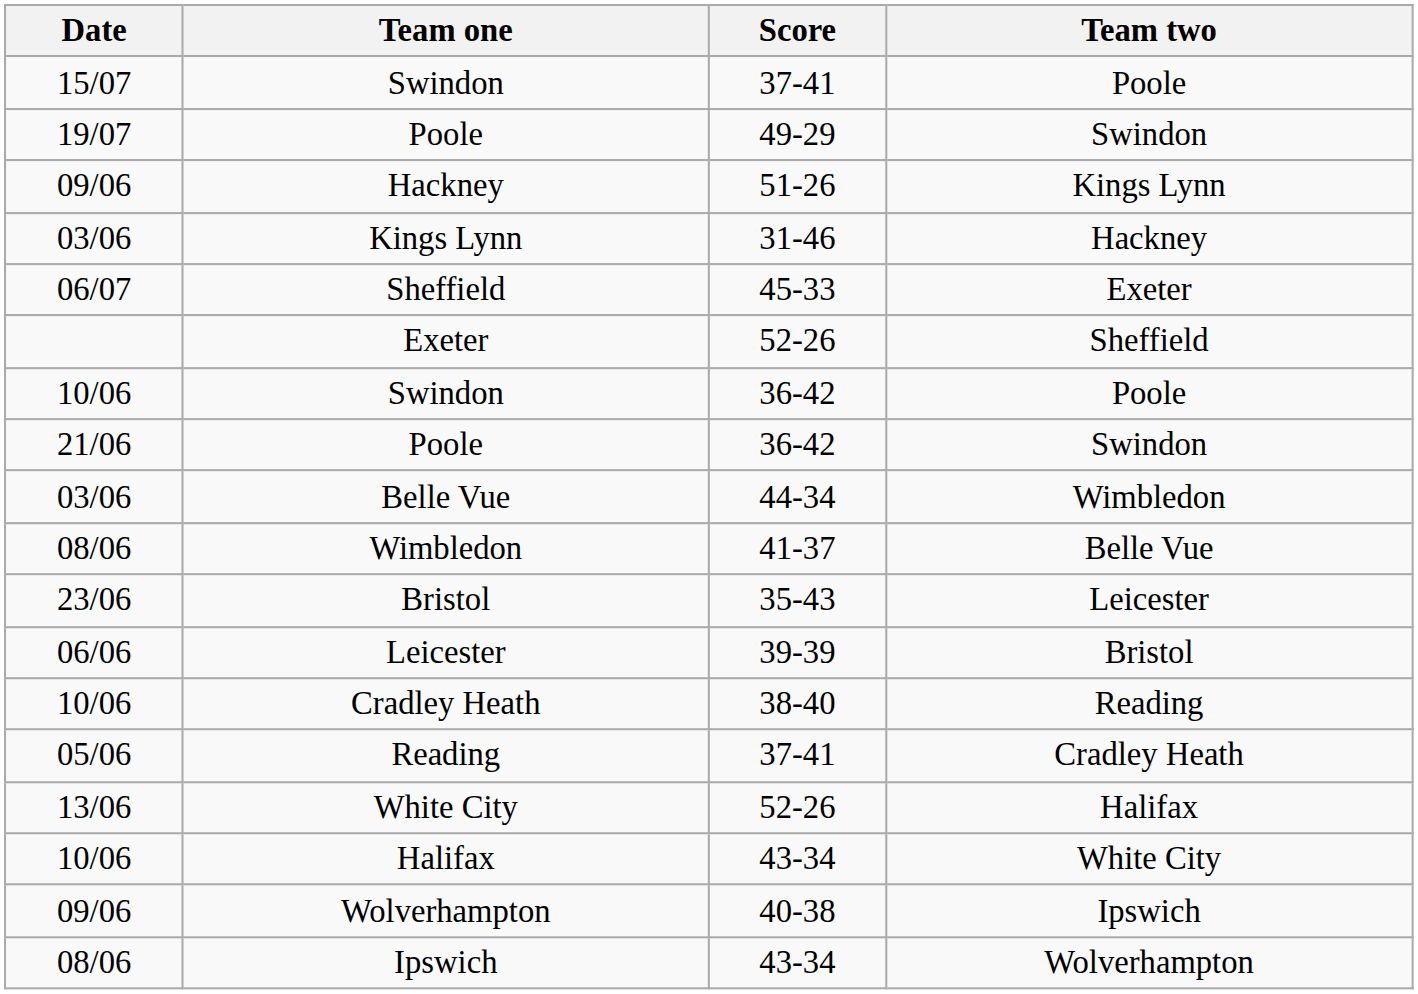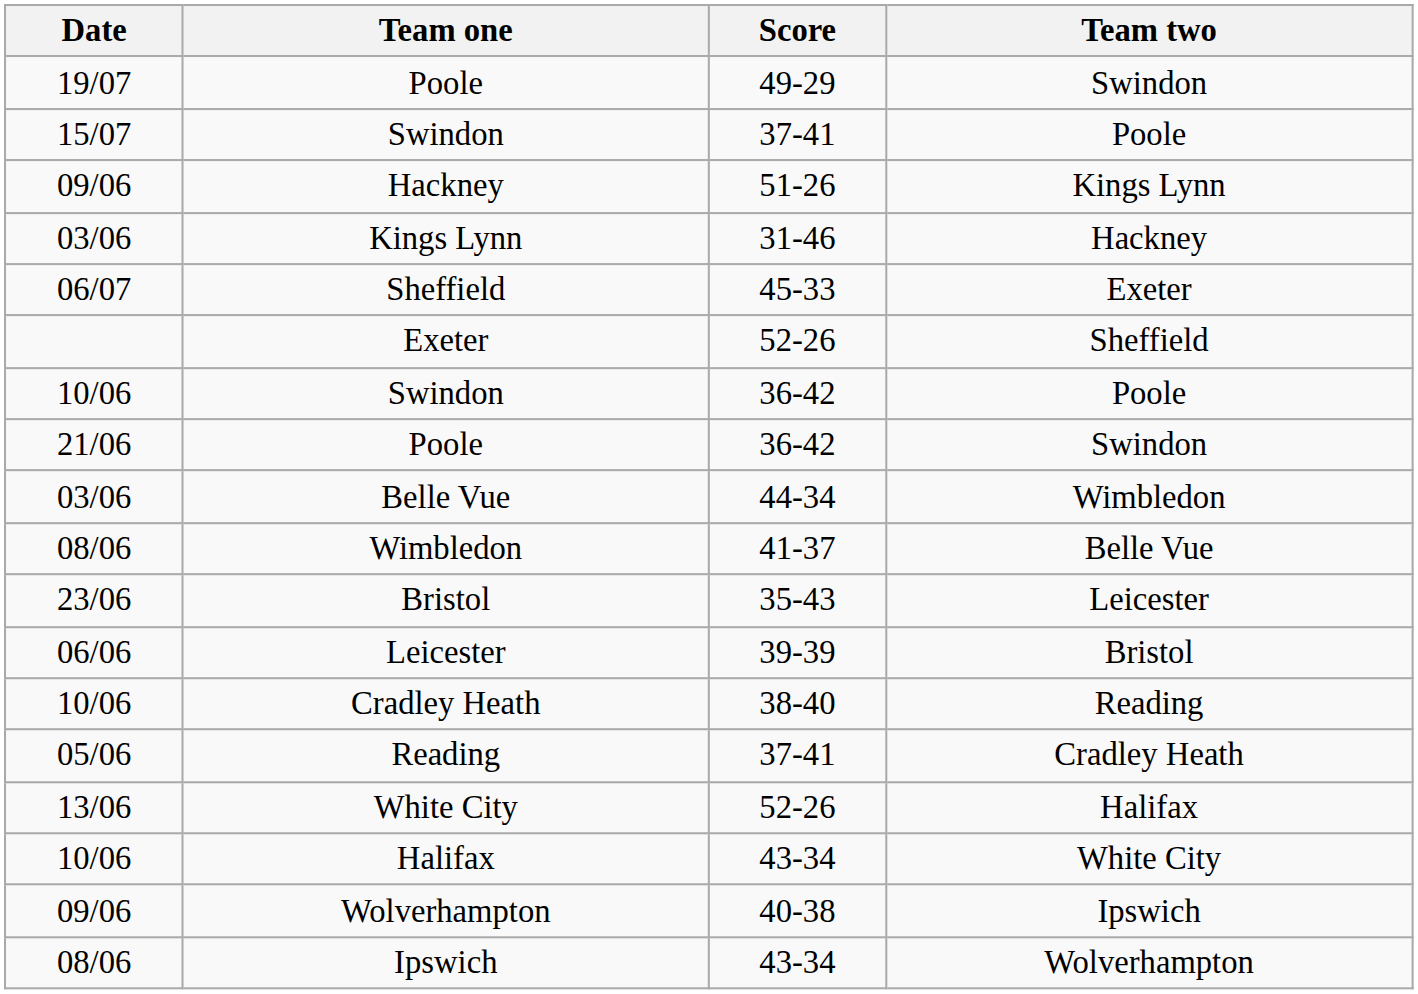rows swapped: (446, 133) <-> (446, 82)
